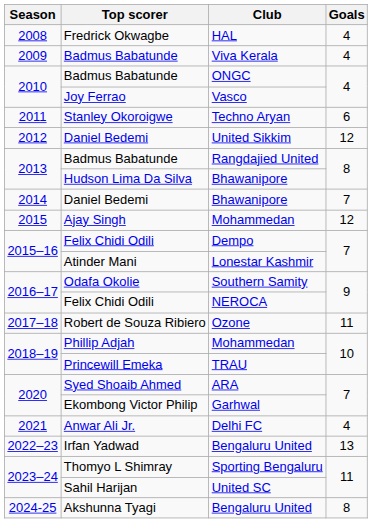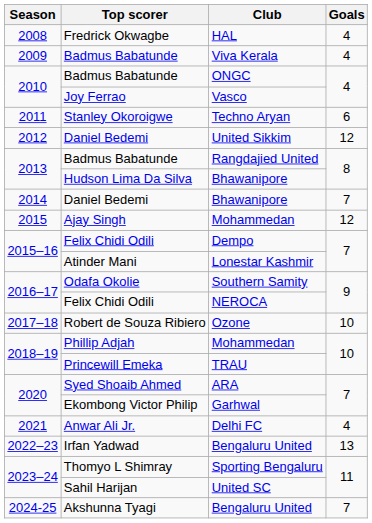(347, 323) 11 -> (347, 323) 10
(347, 508) 8 -> (347, 508) 7
